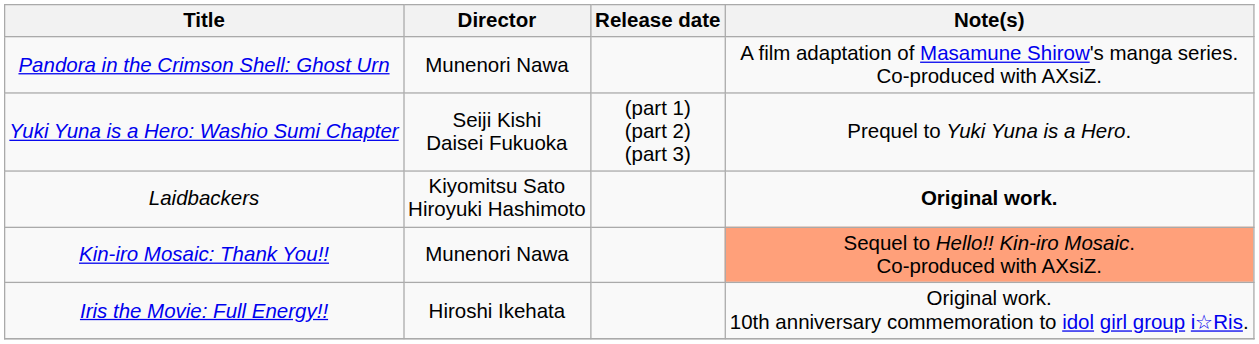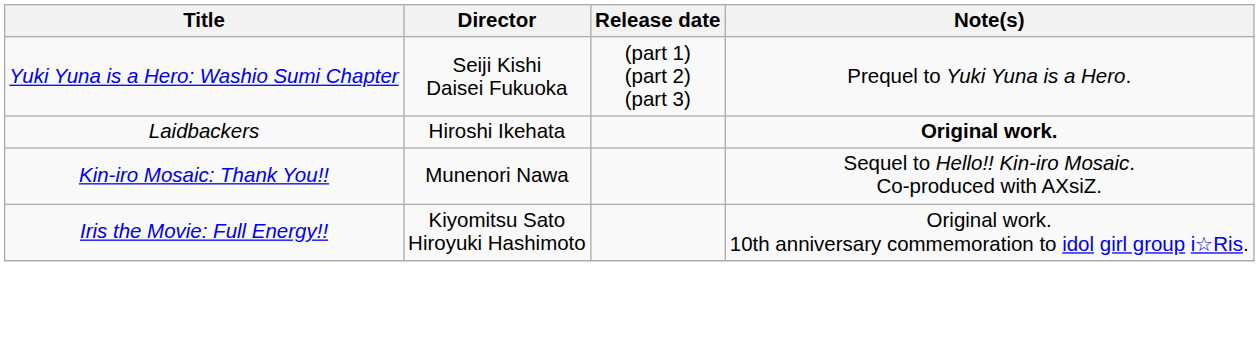- row: (204, 64)
(497, 198) Kiyomitsu Sato Hiroyuki Hashimoto -> (497, 131) Hiroshi Ikehata
(989, 254) lightsalmon background -> (989, 175) no background
(497, 310) Hiroshi Ikehata -> (497, 231) Kiyomitsu Sato Hiroyuki Hashimoto
